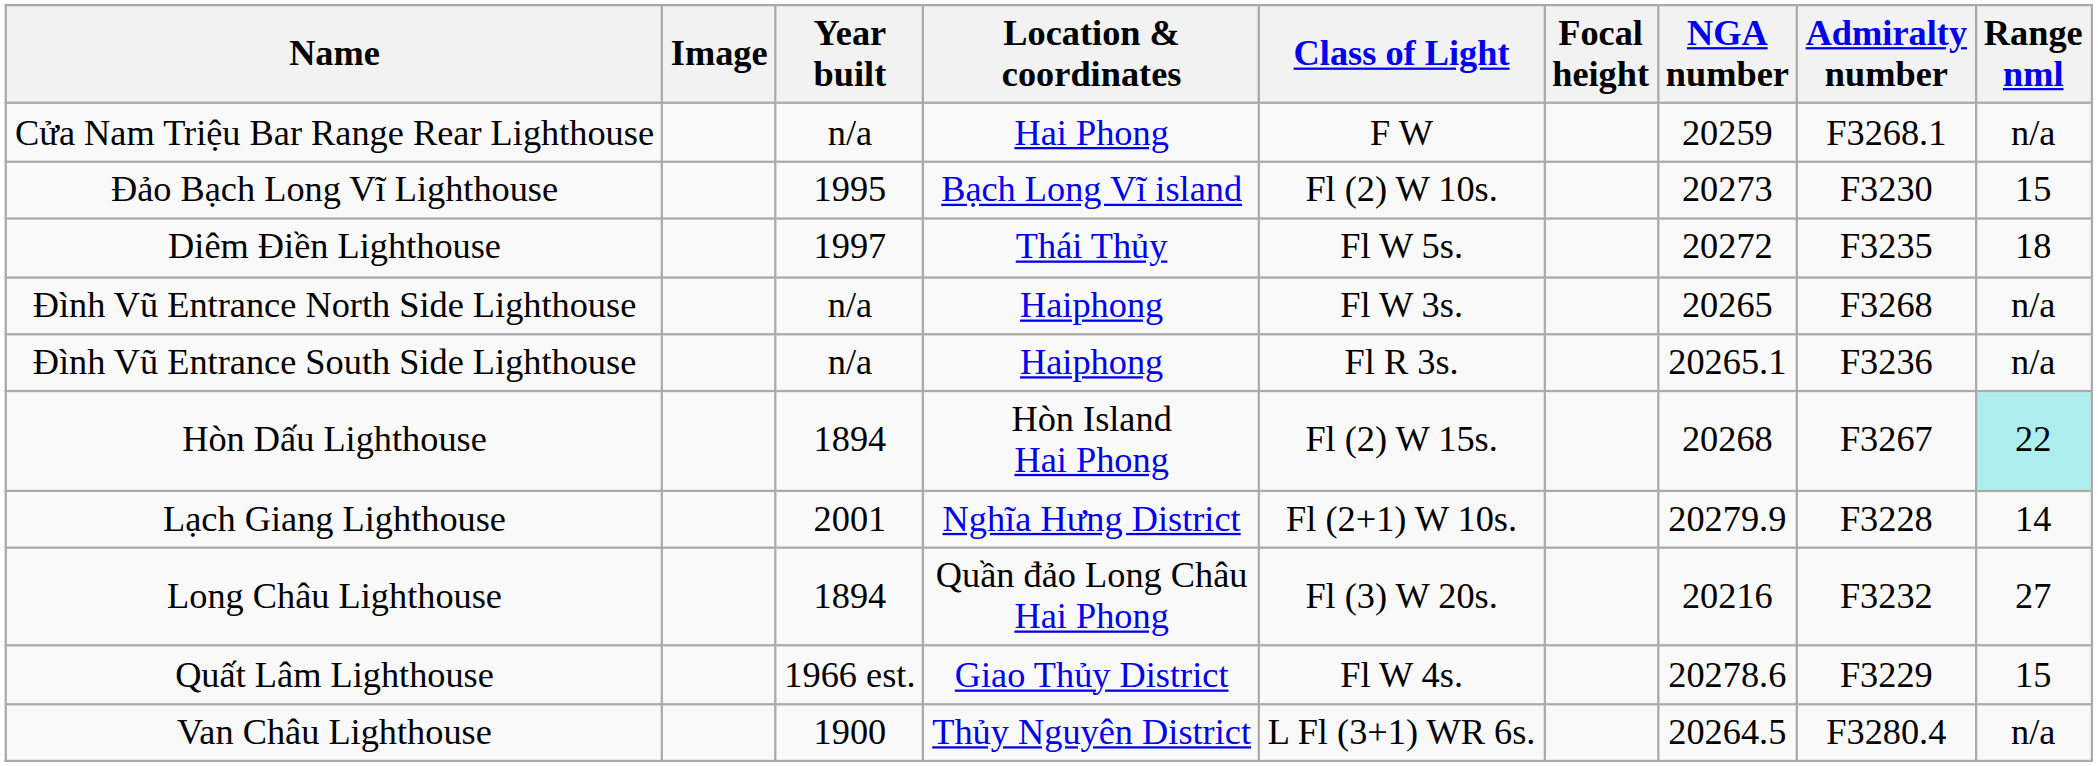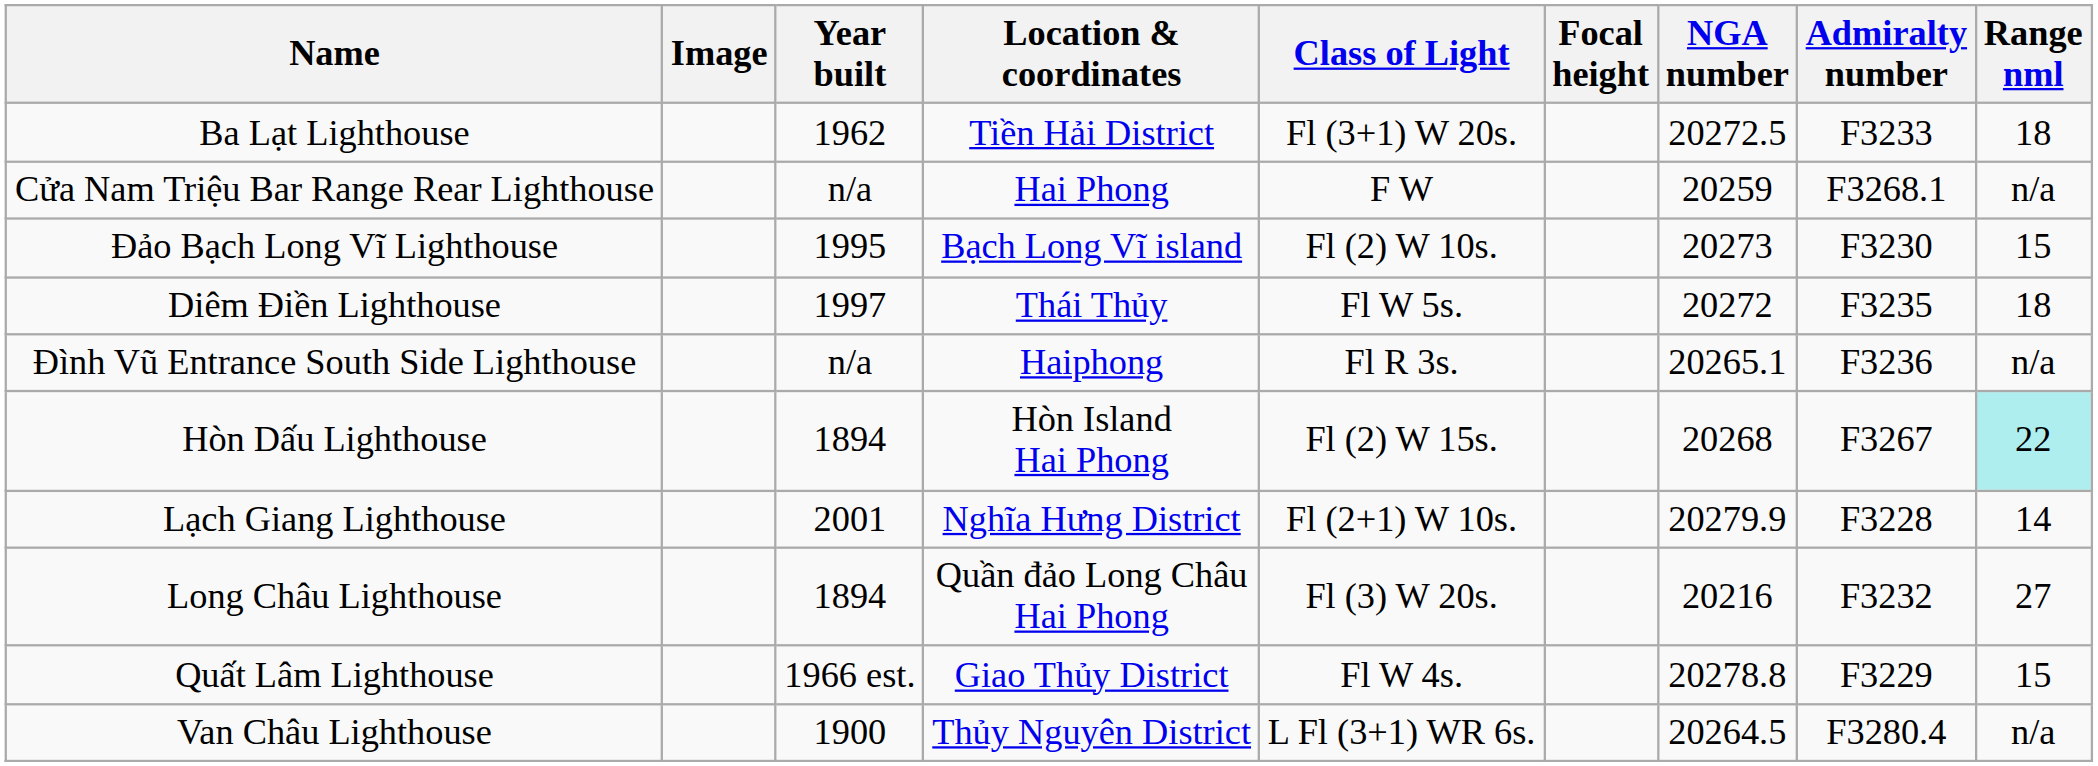+ row: (334, 131)
- row: (335, 304)
(1727, 674) 20278.6 -> (1727, 674) 20278.8
